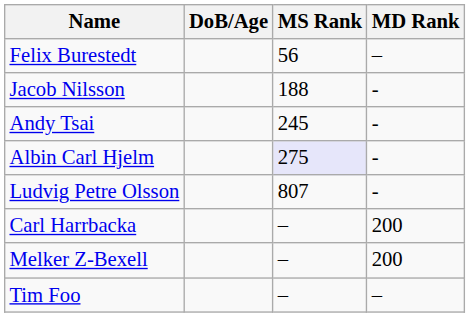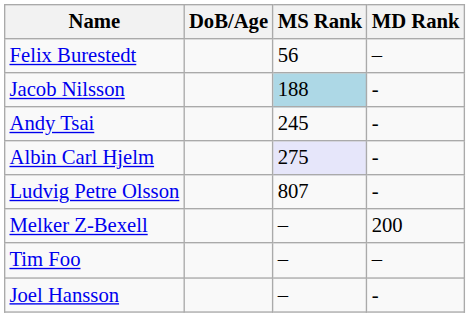(293, 89) no background -> (293, 89) lightblue background
- row: (73, 226)
+ row: (64, 294)
